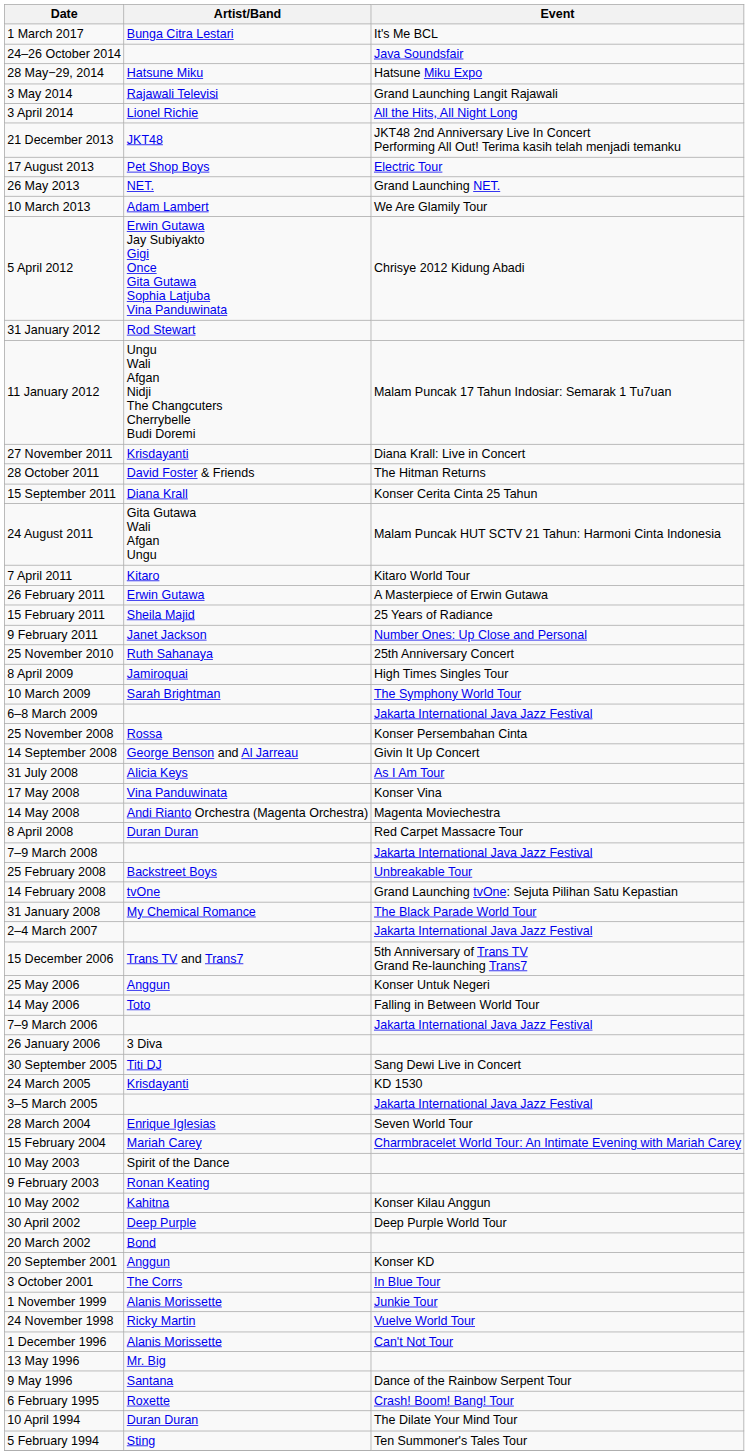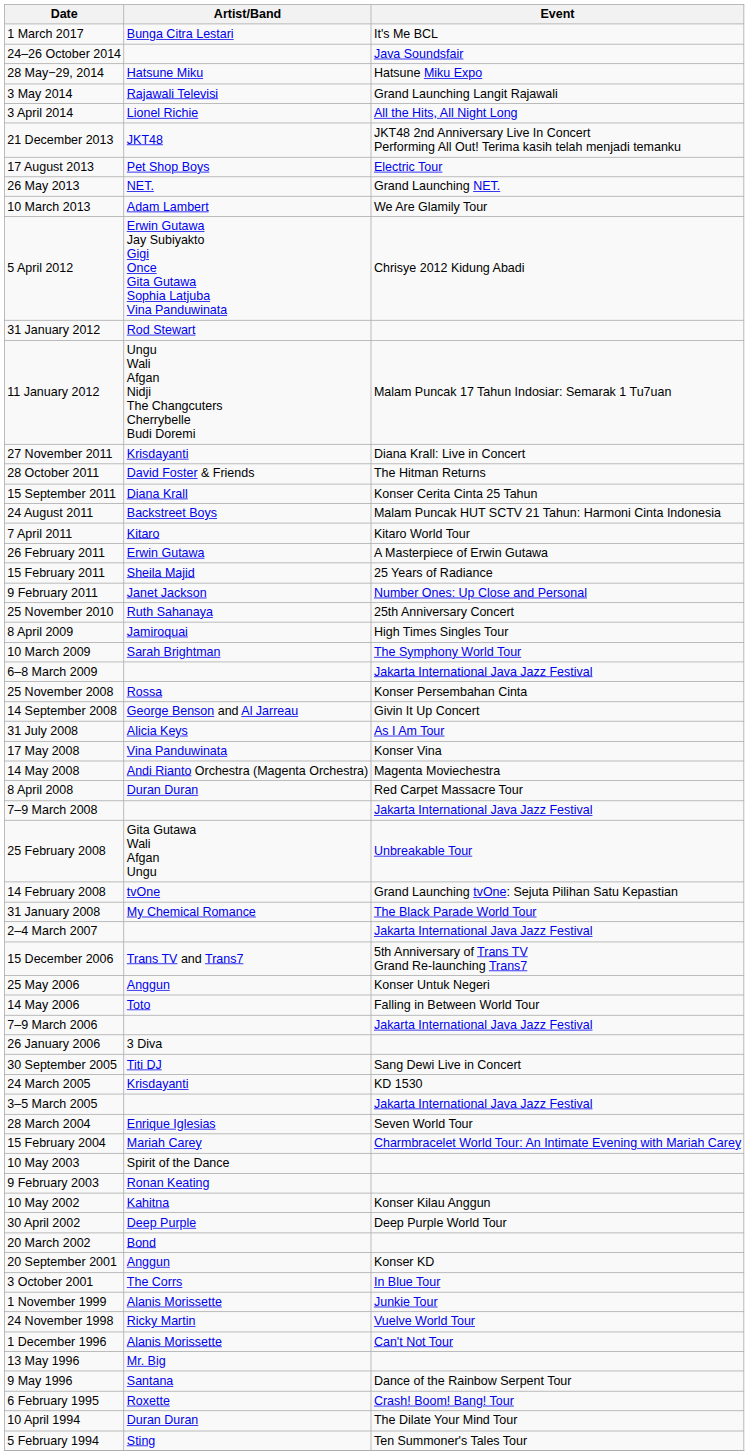(161, 534) Gita Gutawa Wali Afgan Ungu -> (172, 513) Backstreet Boys
(172, 872) Backstreet Boys -> (161, 851) Gita Gutawa Wali Afgan Ungu
